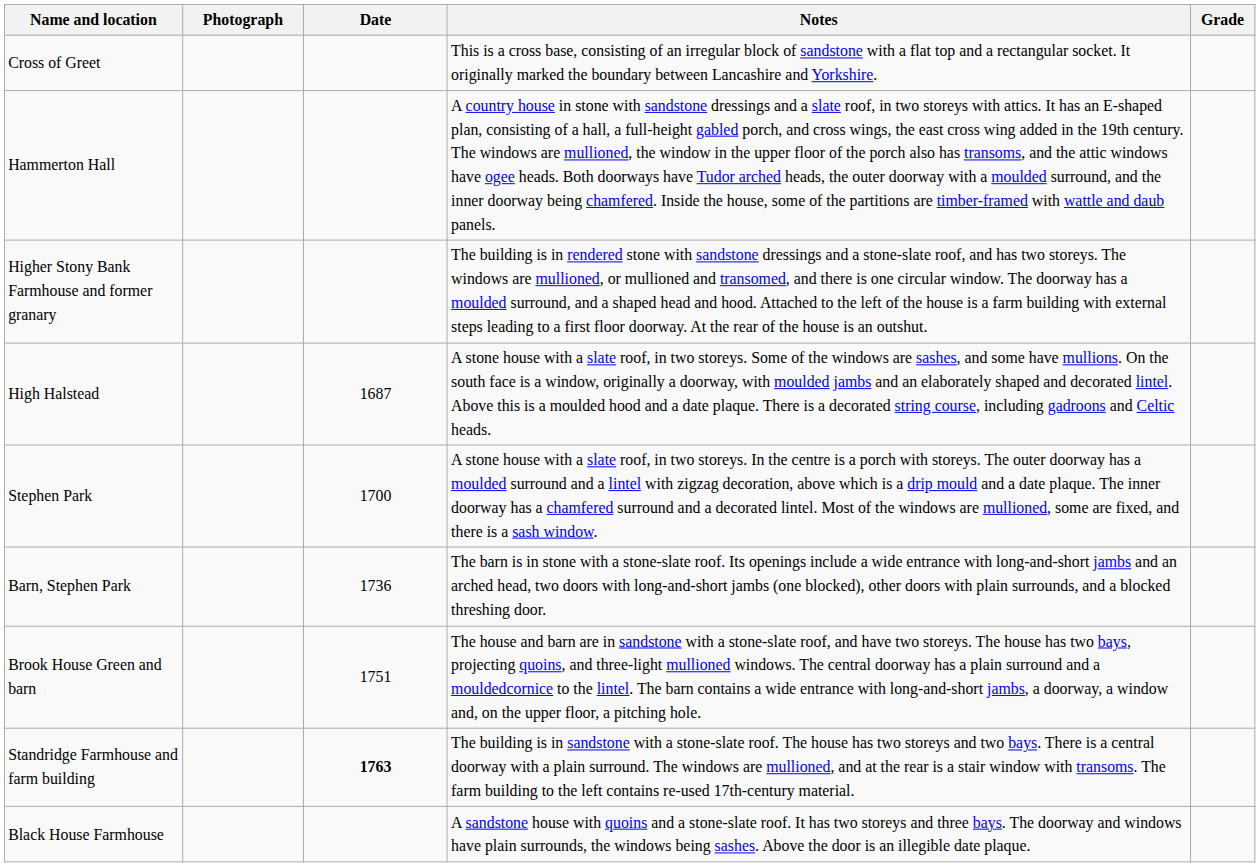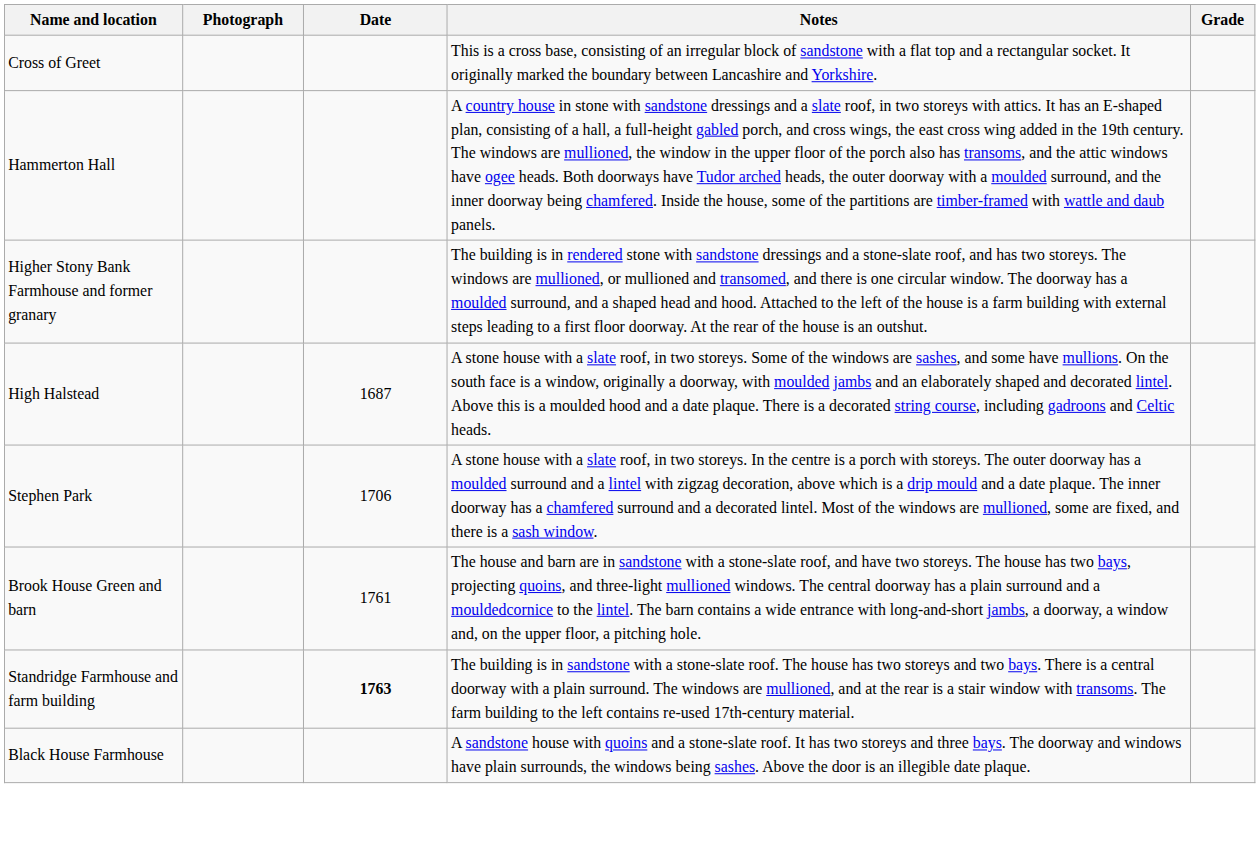(375, 496) 1700 -> (375, 496) 1706
- row: (70, 586)
(375, 677) 1751 -> (375, 598) 1761
